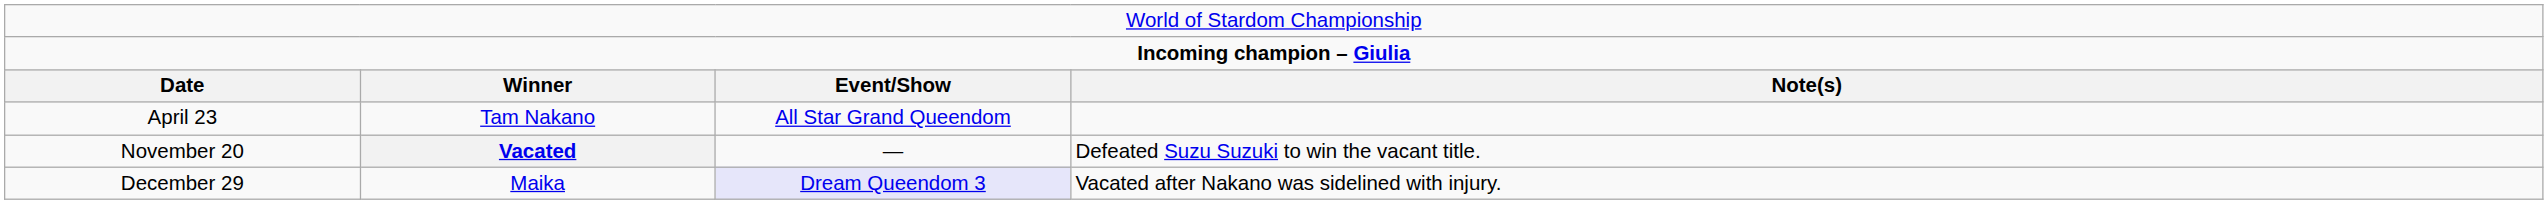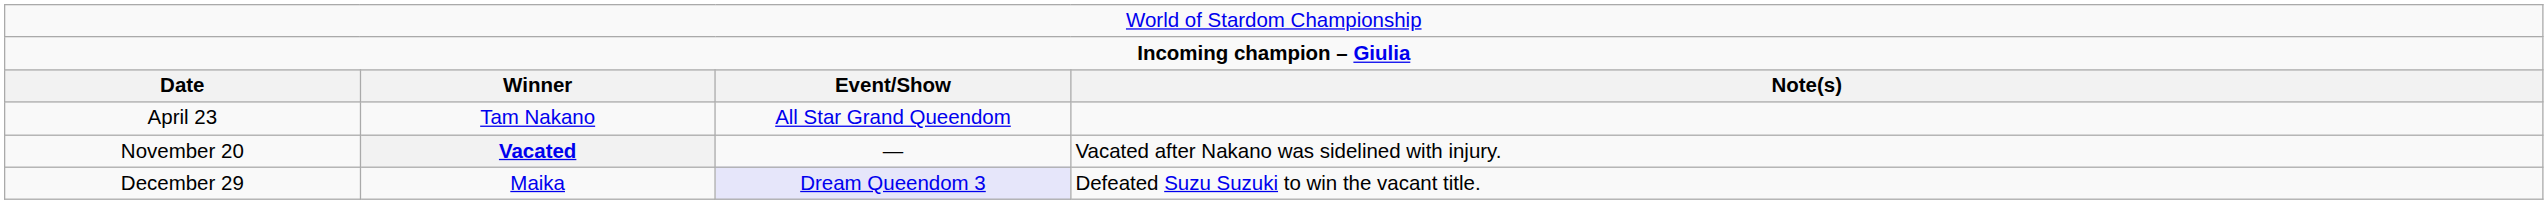(1278, 150) Defeated Suzu Suzuki to win the vacant title. -> (1288, 150) Vacated after Nakano was sidelined with injury.
(1288, 183) Vacated after Nakano was sidelined with injury. -> (1278, 183) Defeated Suzu Suzuki to win the vacant title.
